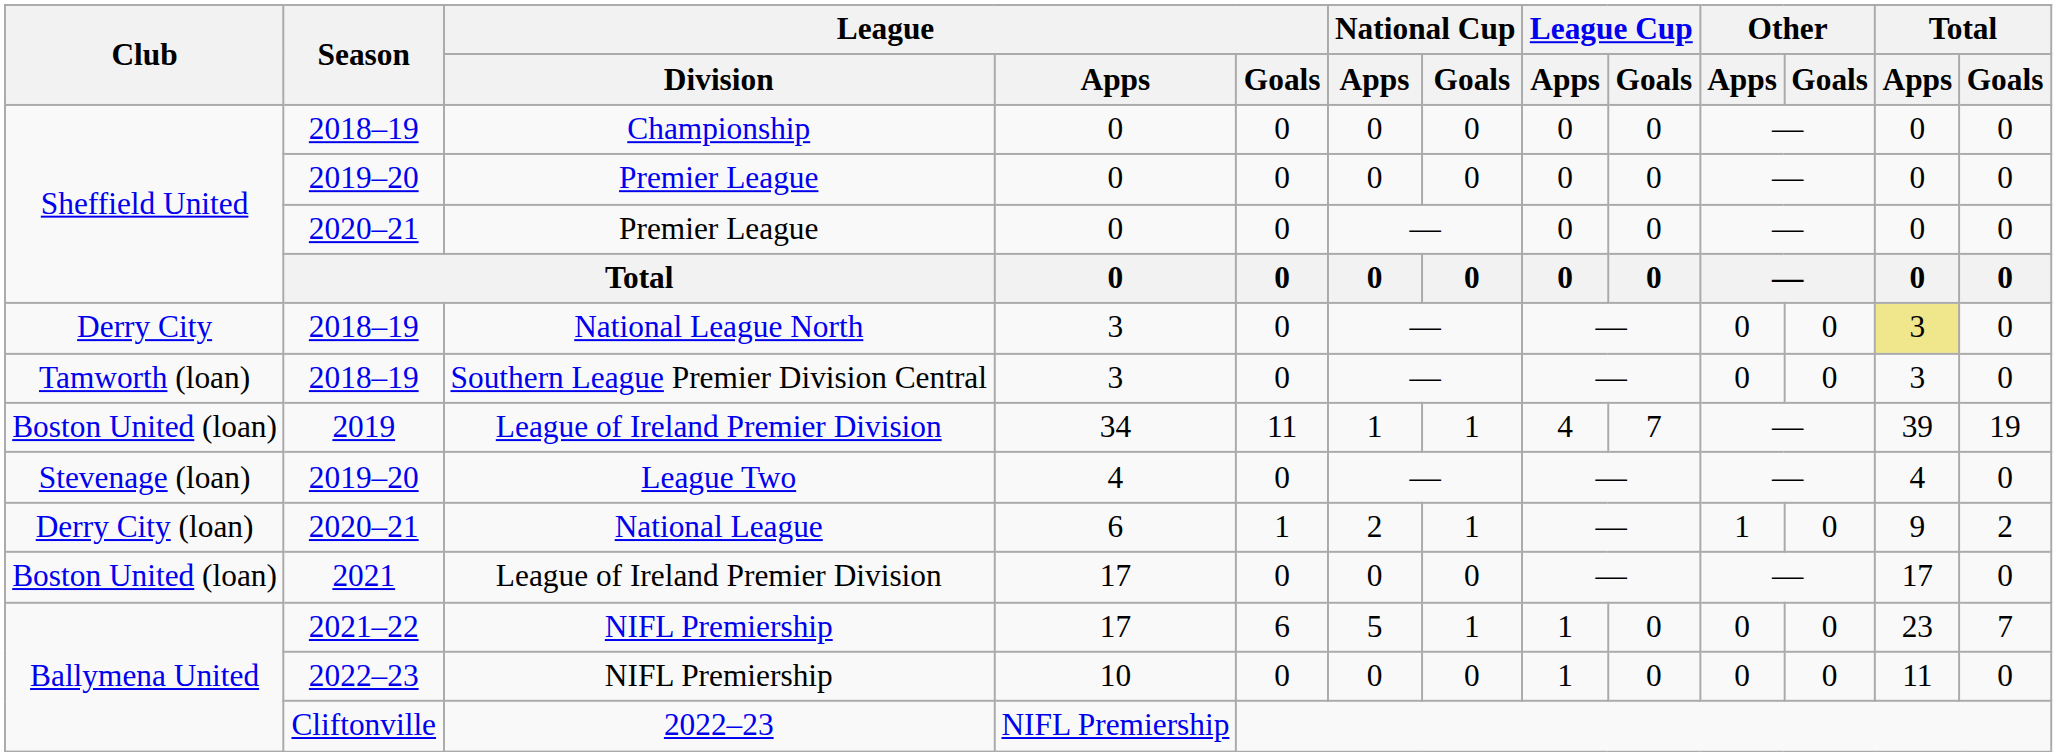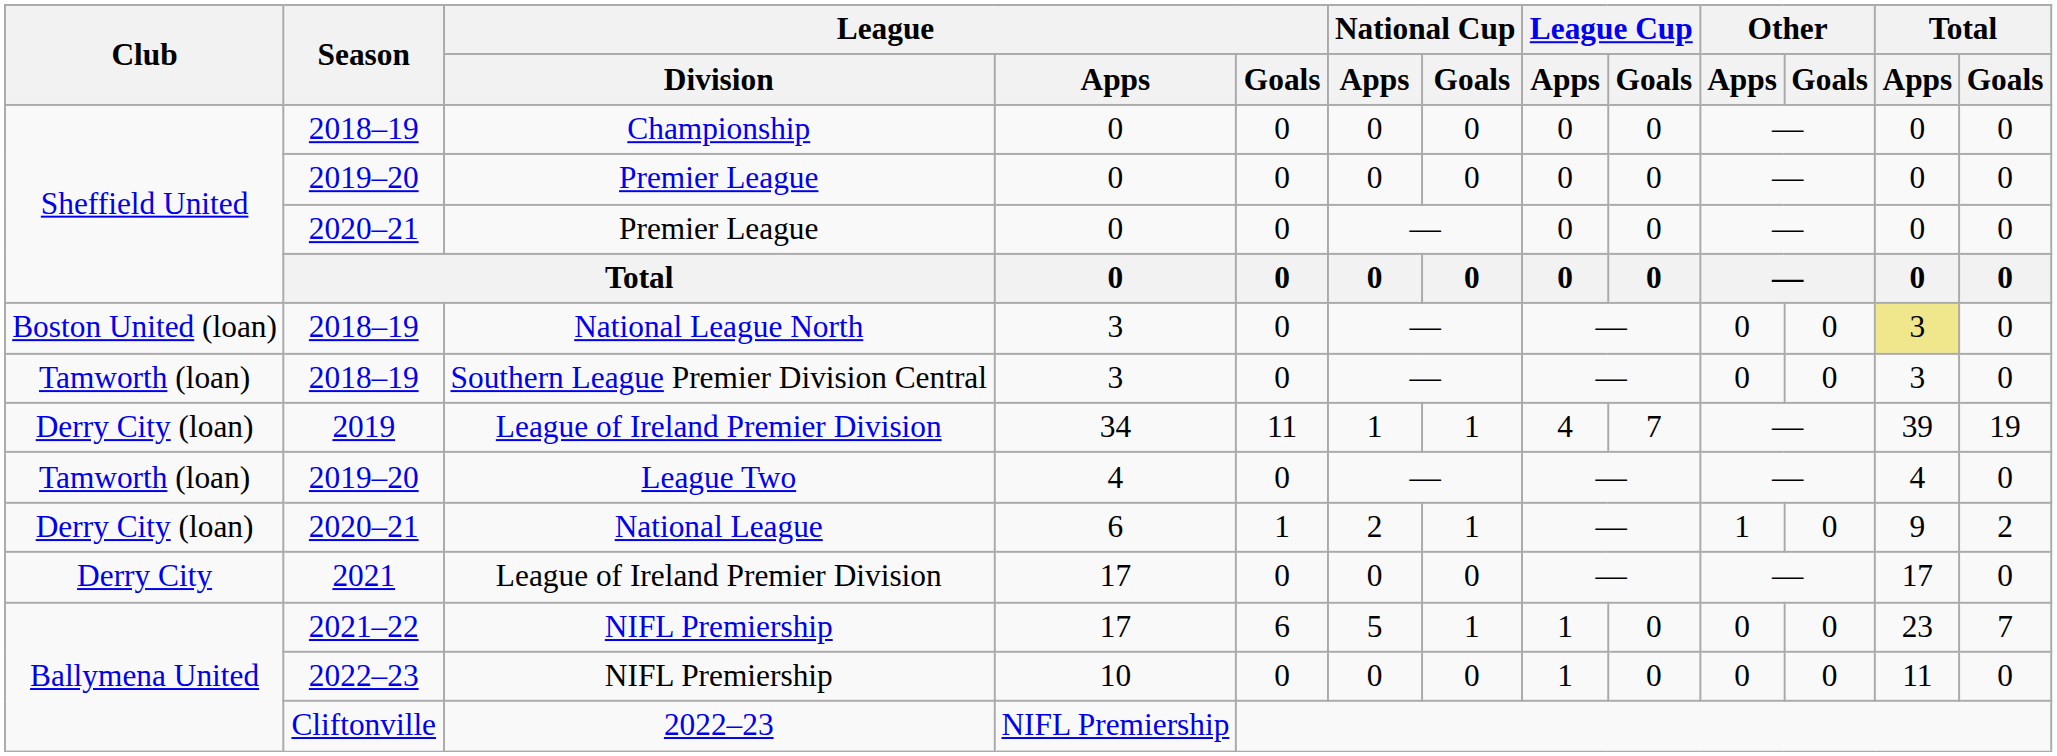(145, 327) Derry City -> (145, 327) Boston United (loan)
(145, 427) Boston United (loan) -> (145, 427) Derry City (loan)
(145, 476) Stevenage (loan) -> (145, 476) Tamworth (loan)
(145, 576) Boston United (loan) -> (145, 576) Derry City
